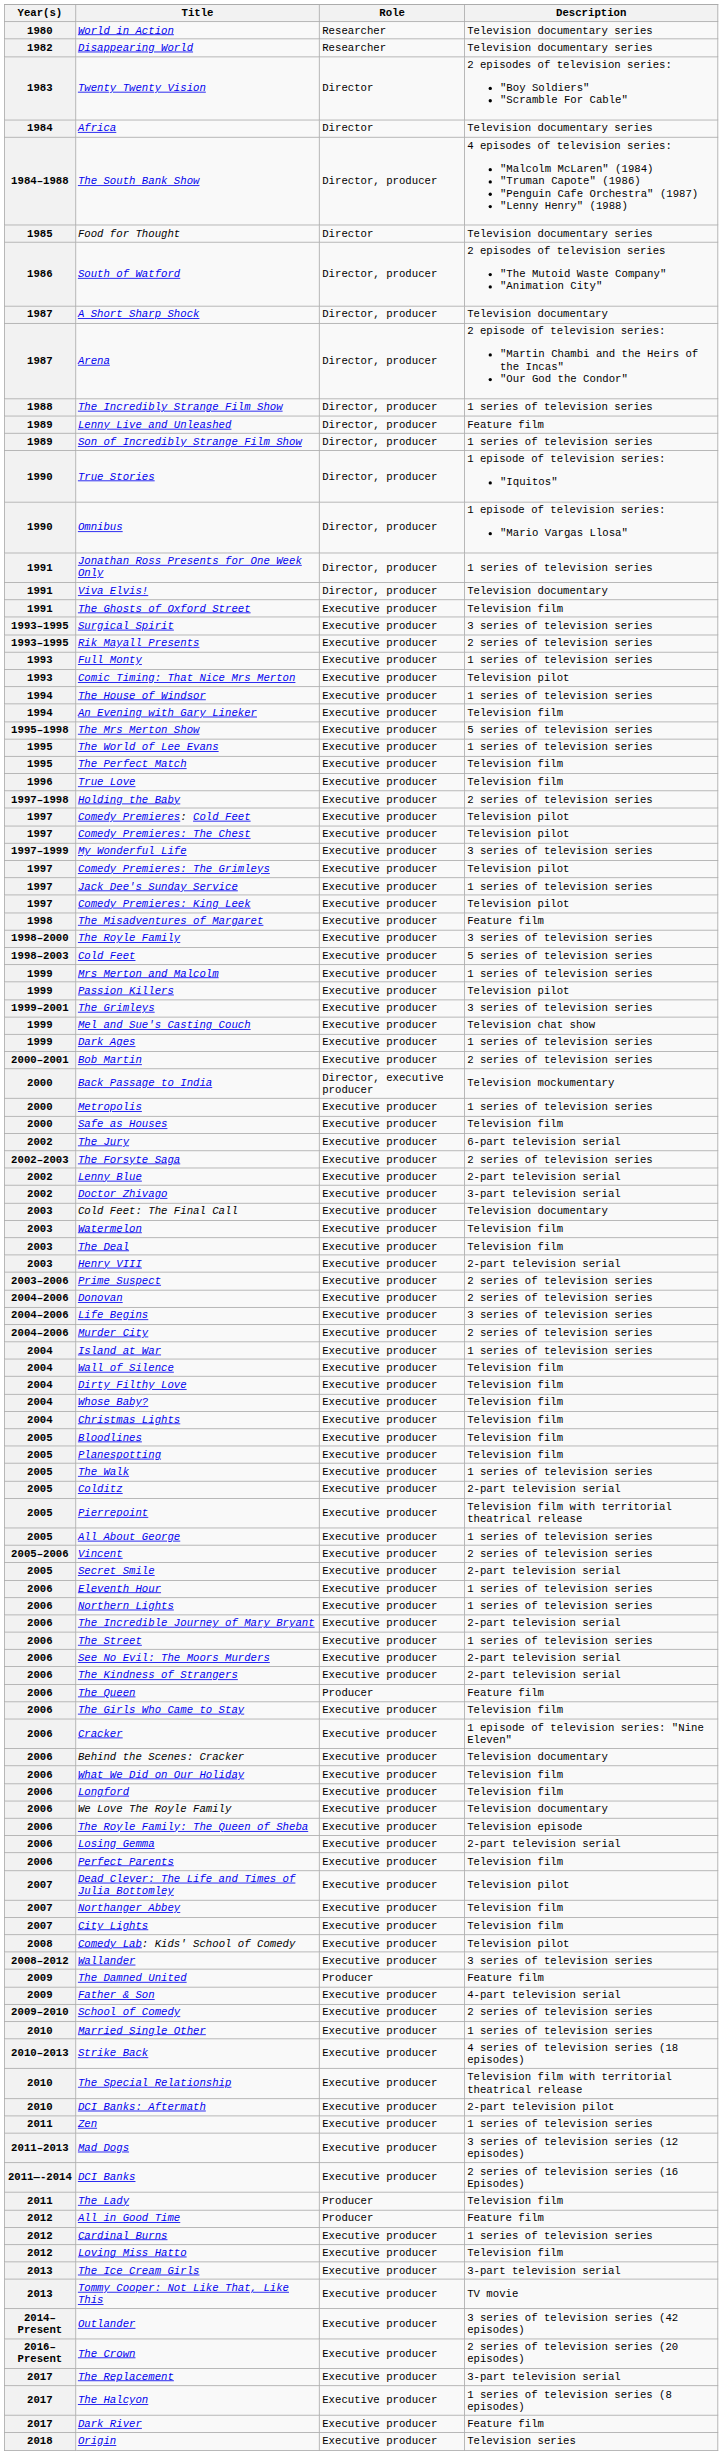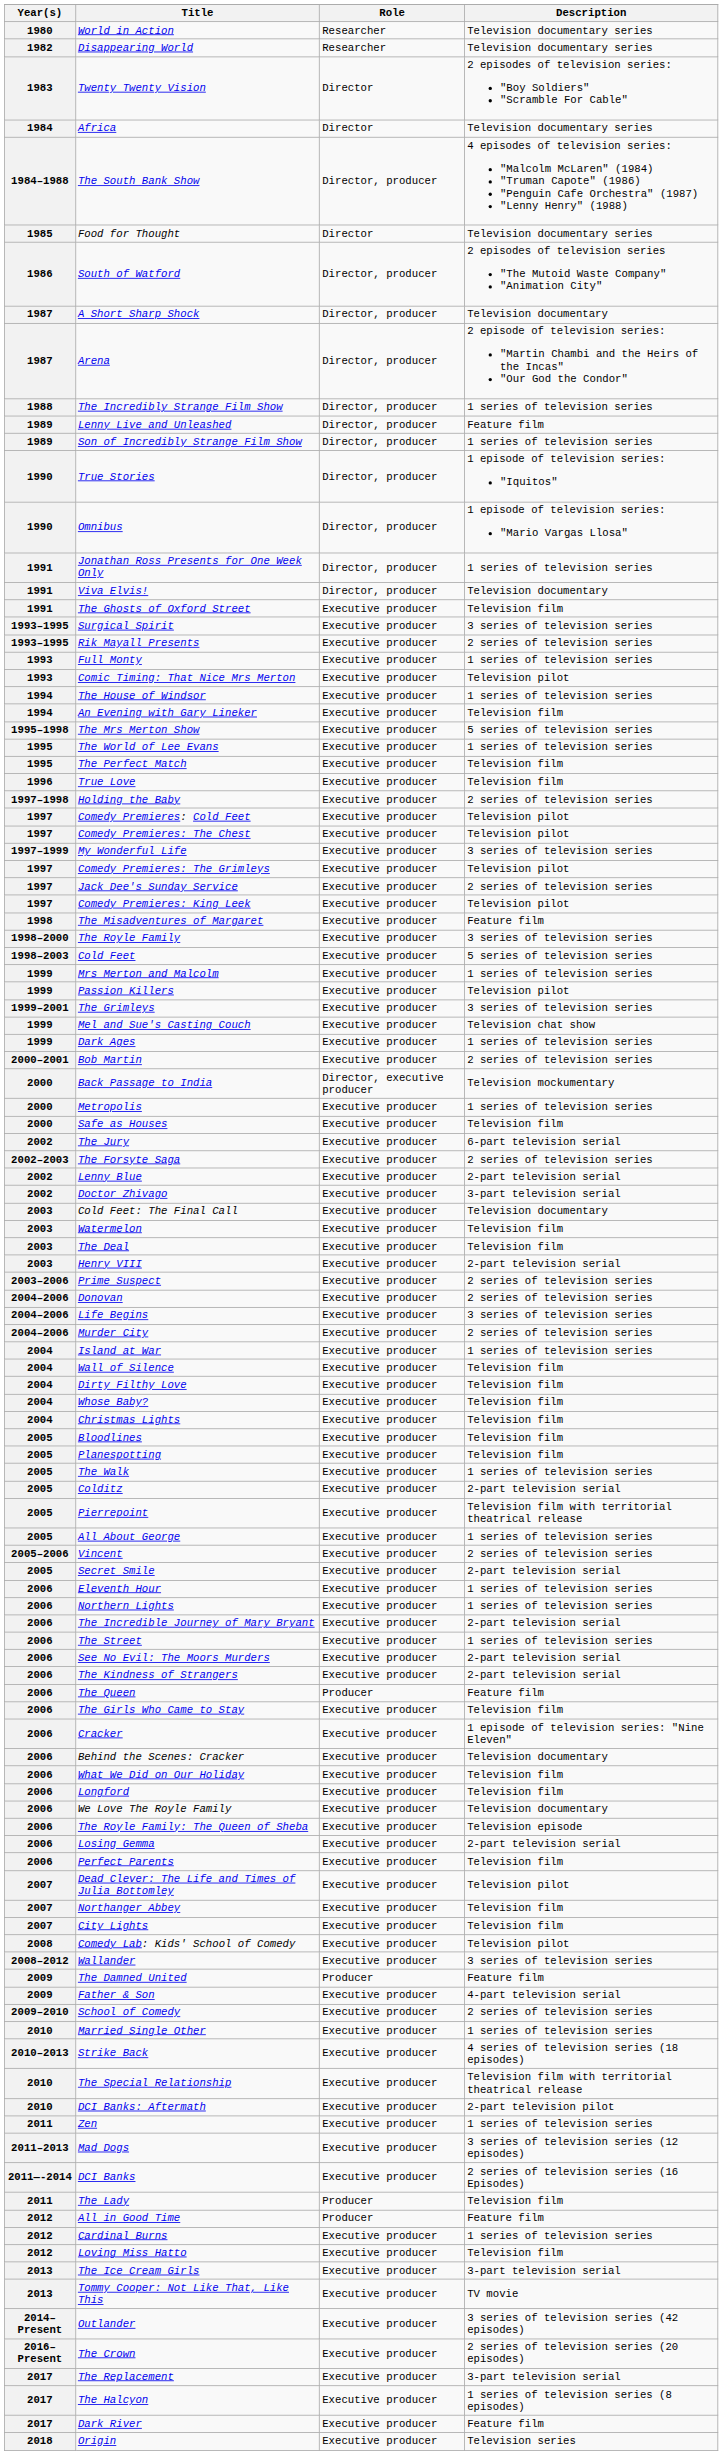(560, 887) 1 series of television series -> (560, 887) 2 series of television series
